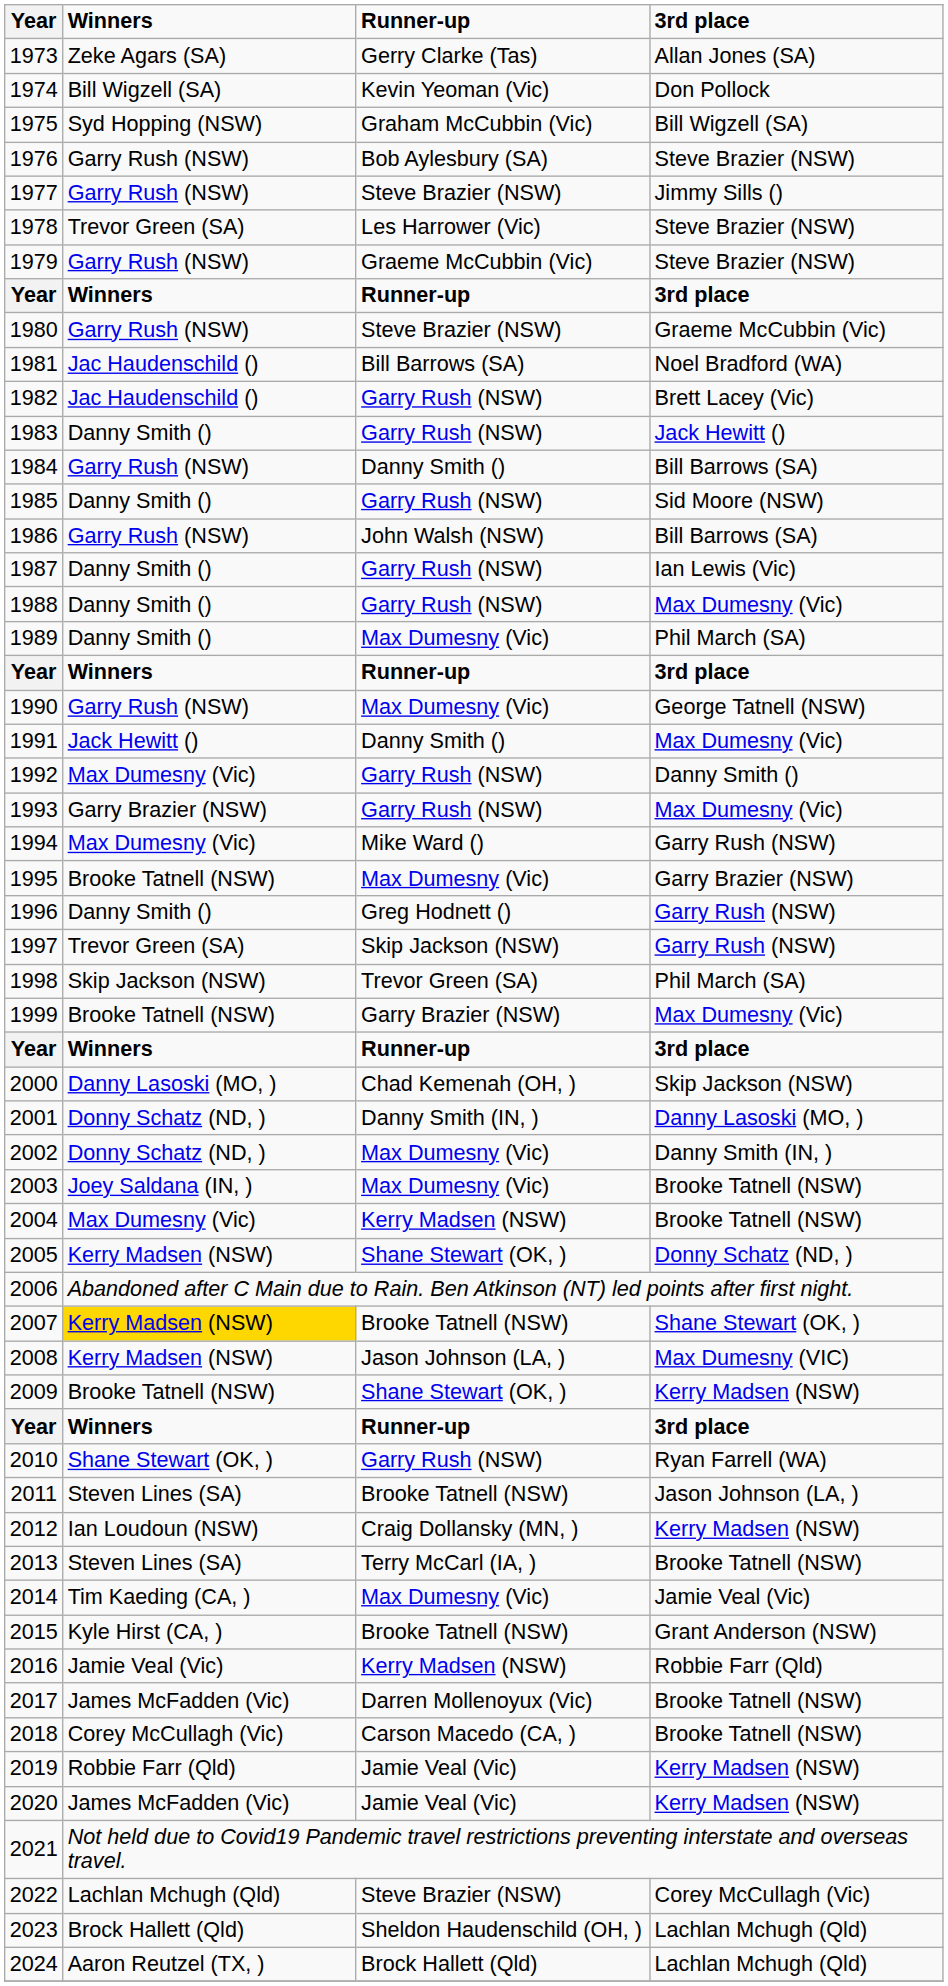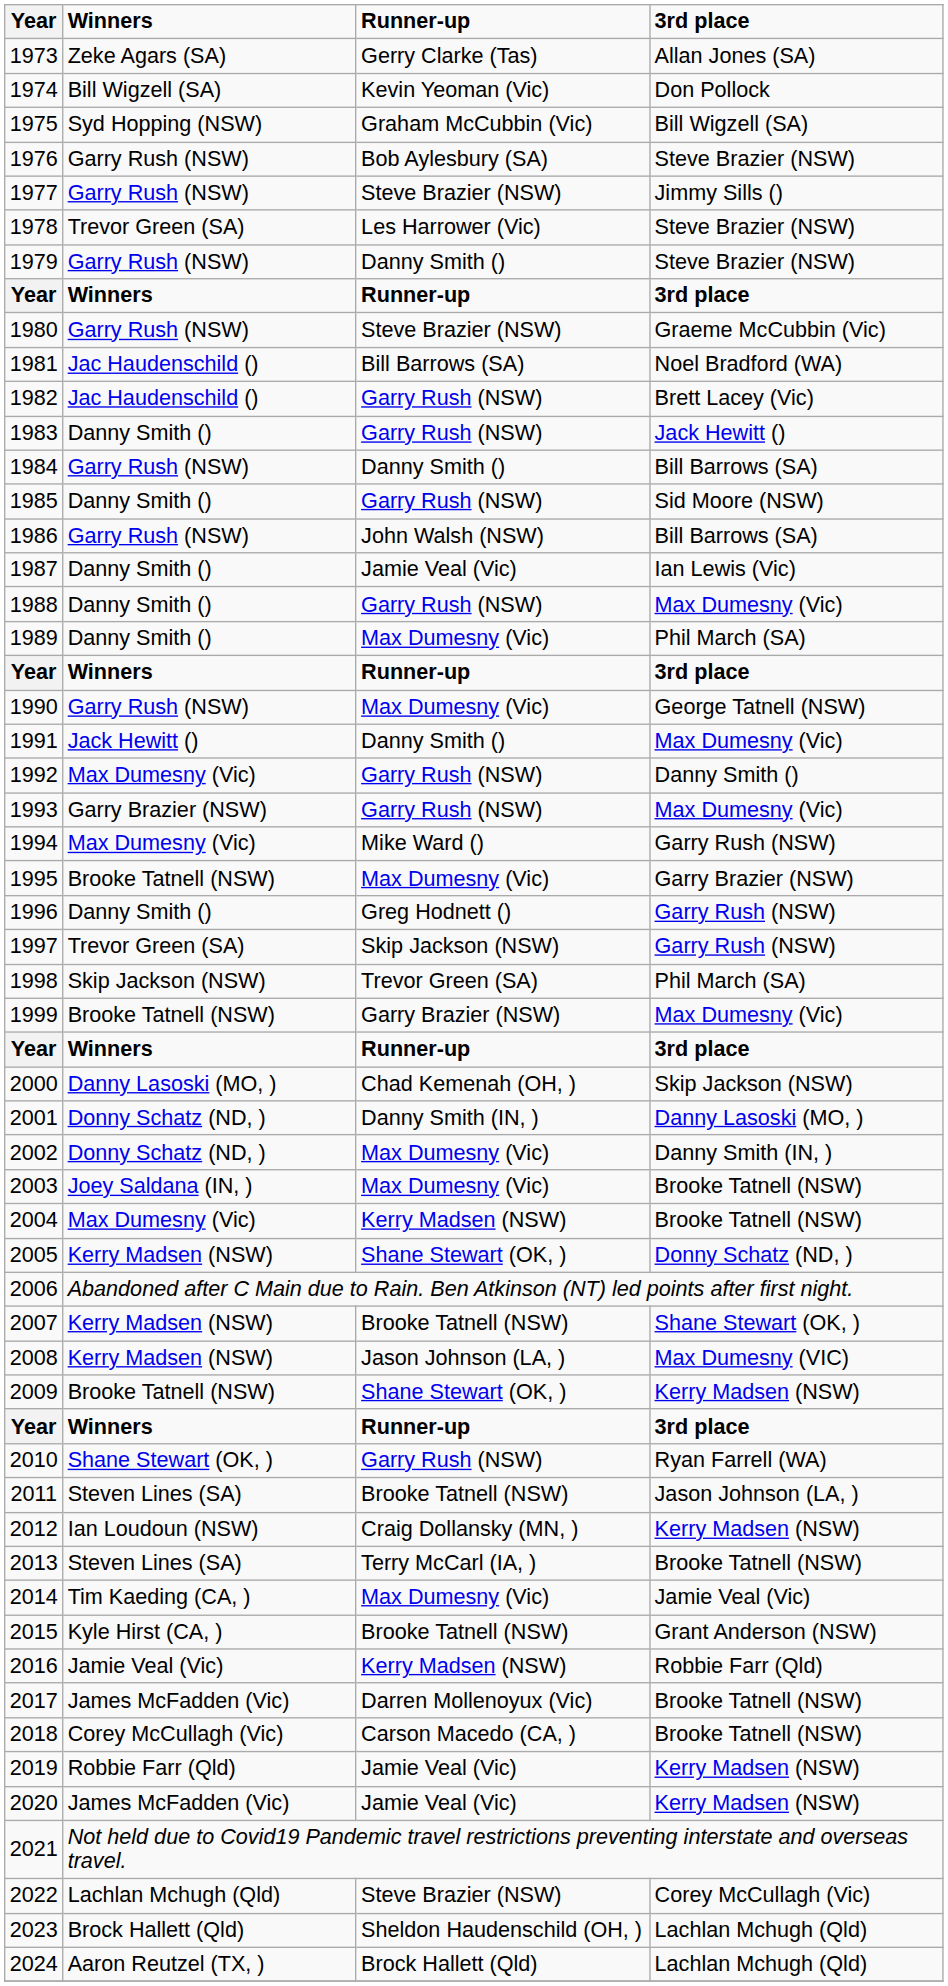(477, 261) Graeme McCubbin (Vic) -> (433, 261) Danny Smith ()
(452, 569) Garry Rush (NSW) -> (439, 569) Jamie Veal (Vic)
(170, 1323) gold background -> (170, 1323) no background
